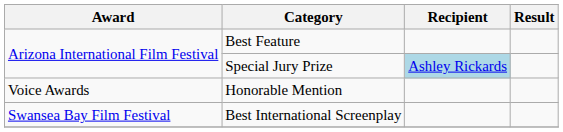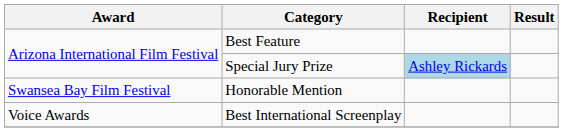(49, 90) Voice Awards -> (89, 90) Swansea Bay Film Festival
(89, 115) Swansea Bay Film Festival -> (49, 115) Voice Awards
